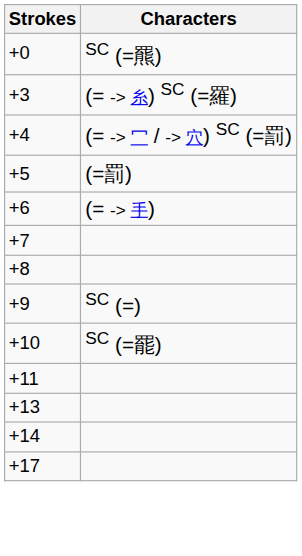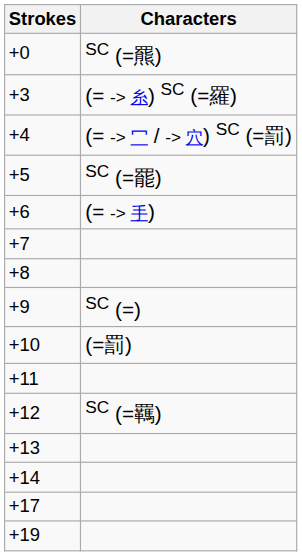(109, 174) (=罰) -> (123, 174) SC (=罷)
(123, 342) SC (=罷) -> (109, 345) (=罰)
+ row: (24, 413)
+ row: (24, 535)
